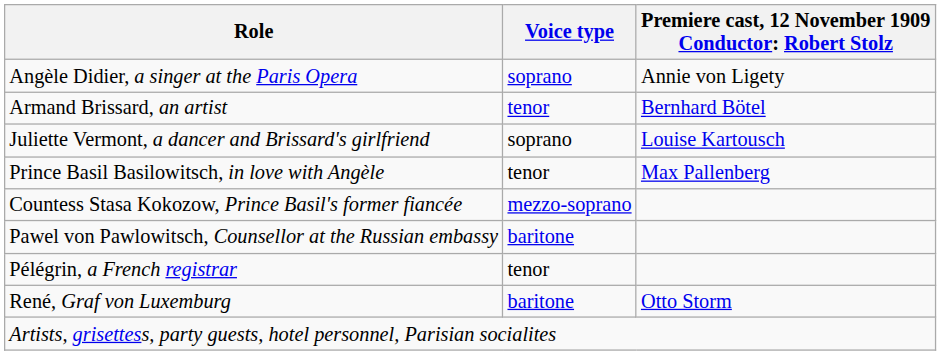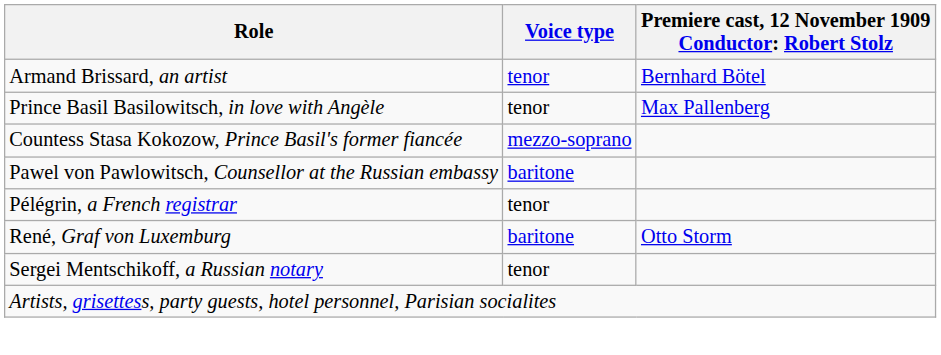- row: (183, 75)
- row: (219, 140)
+ row: (166, 269)
